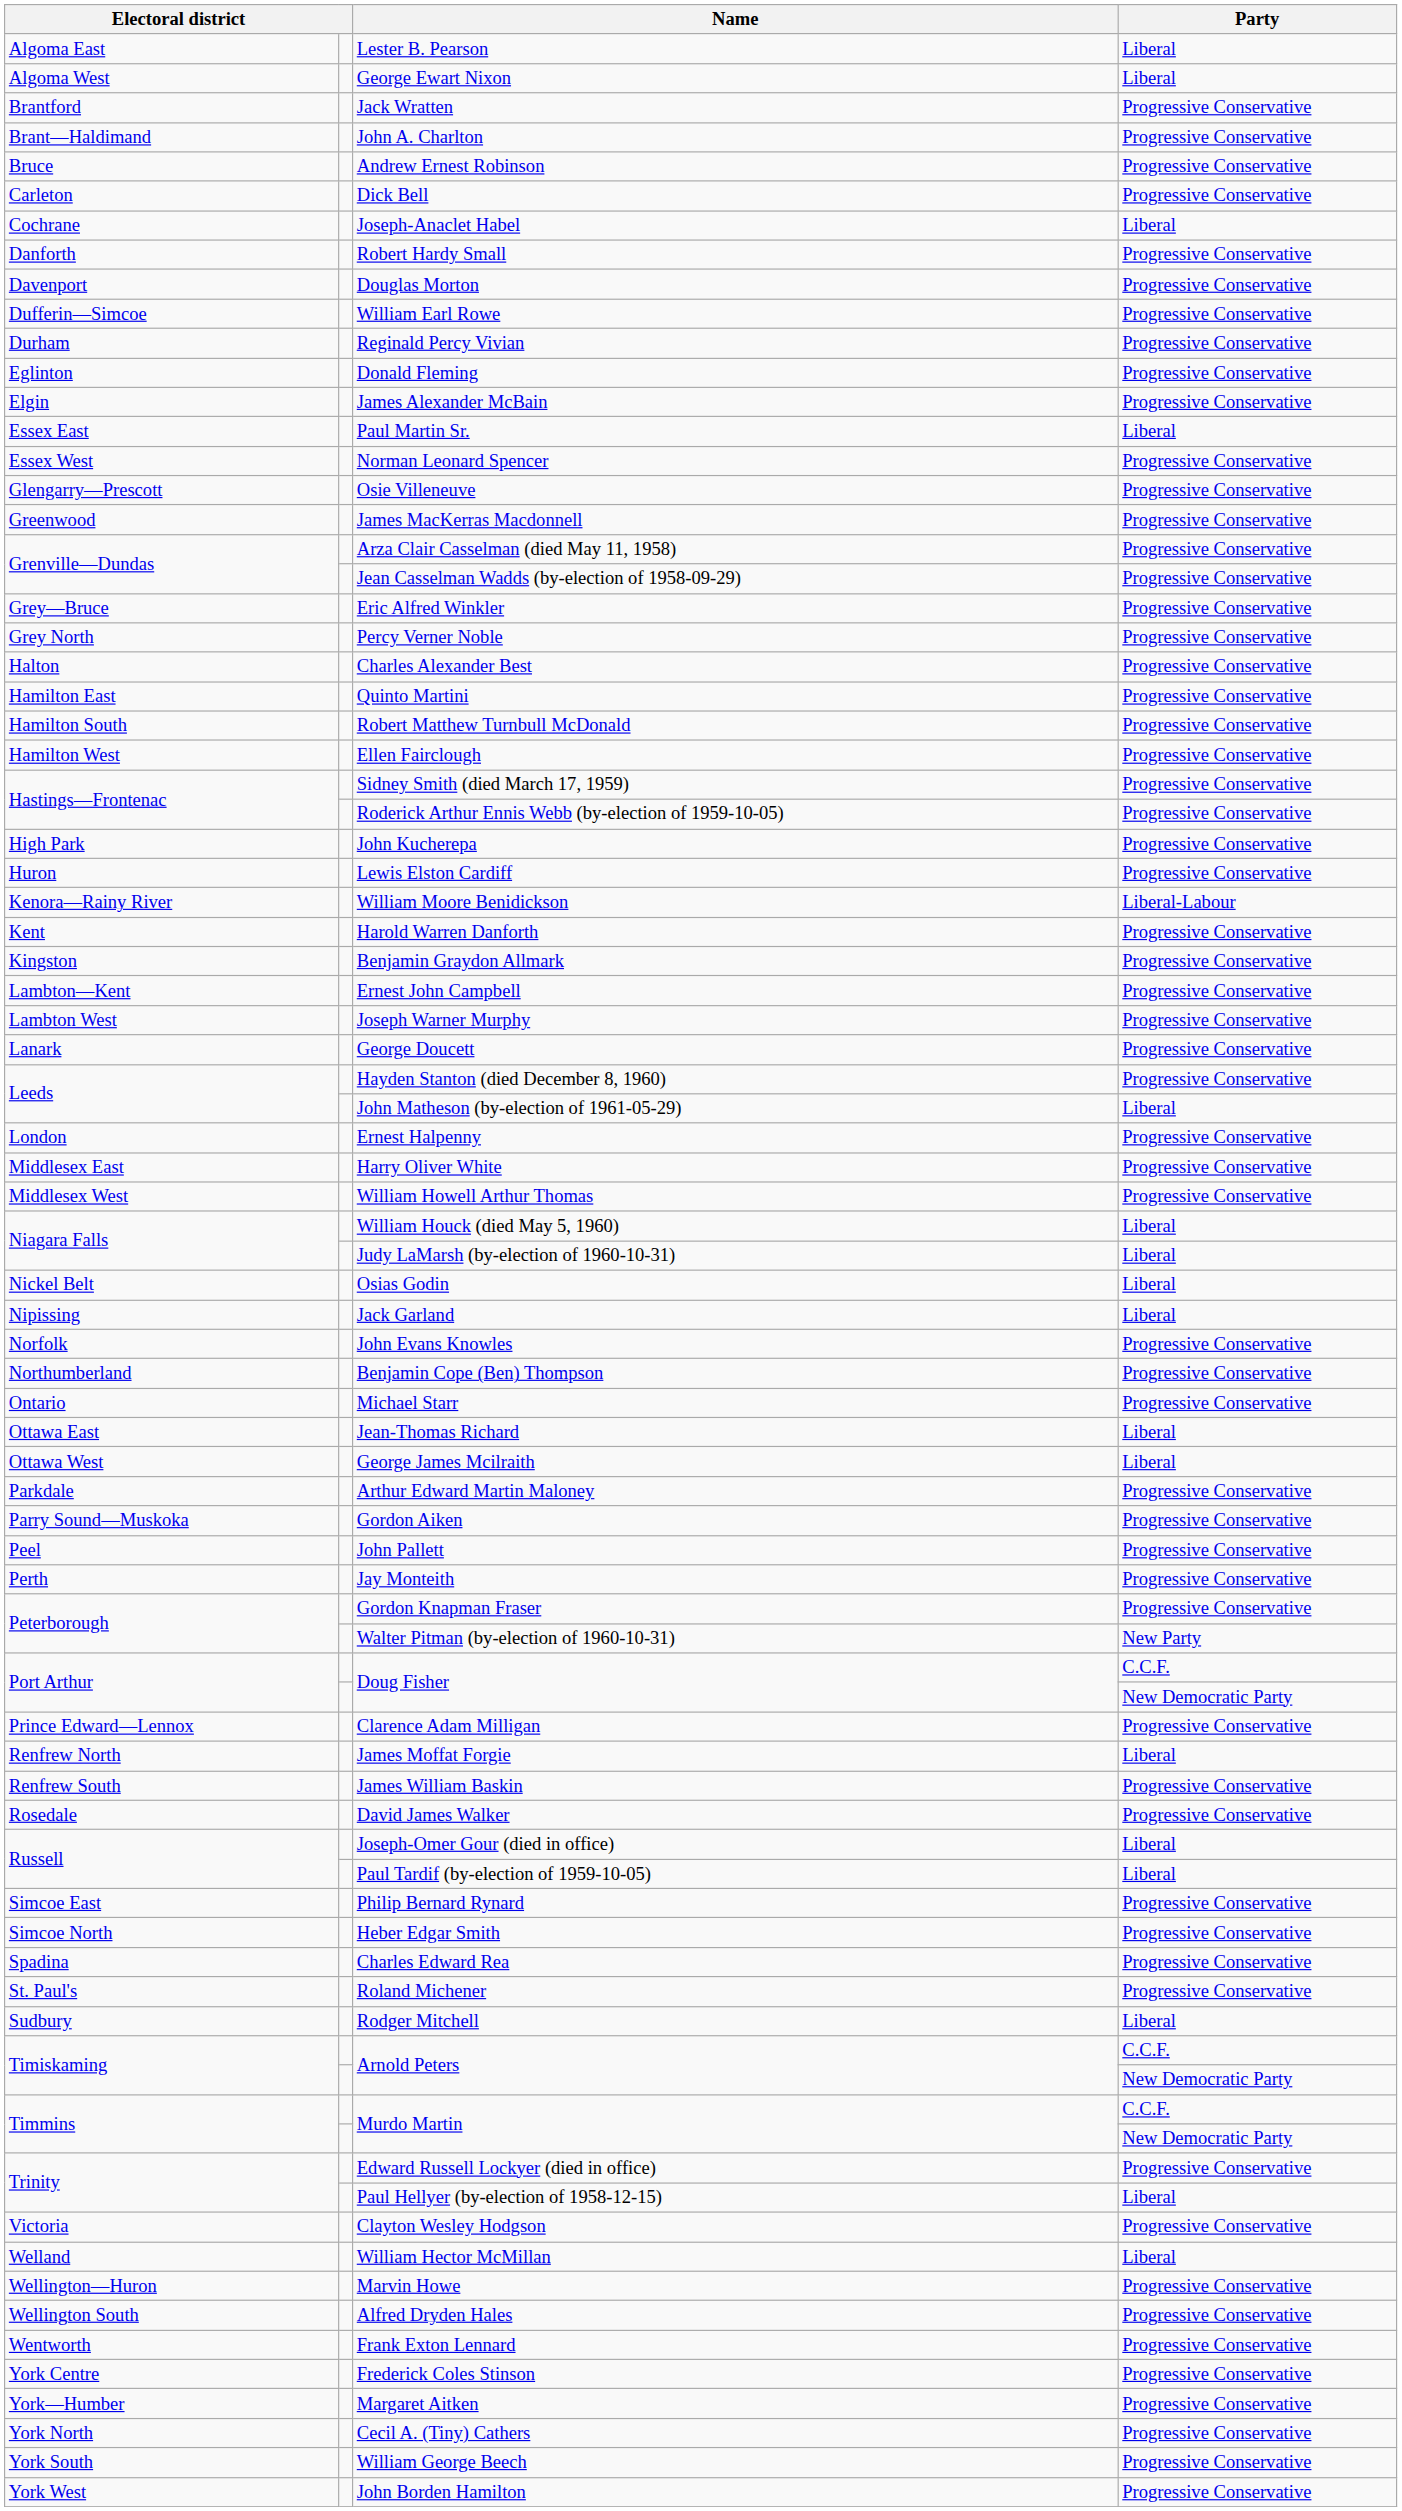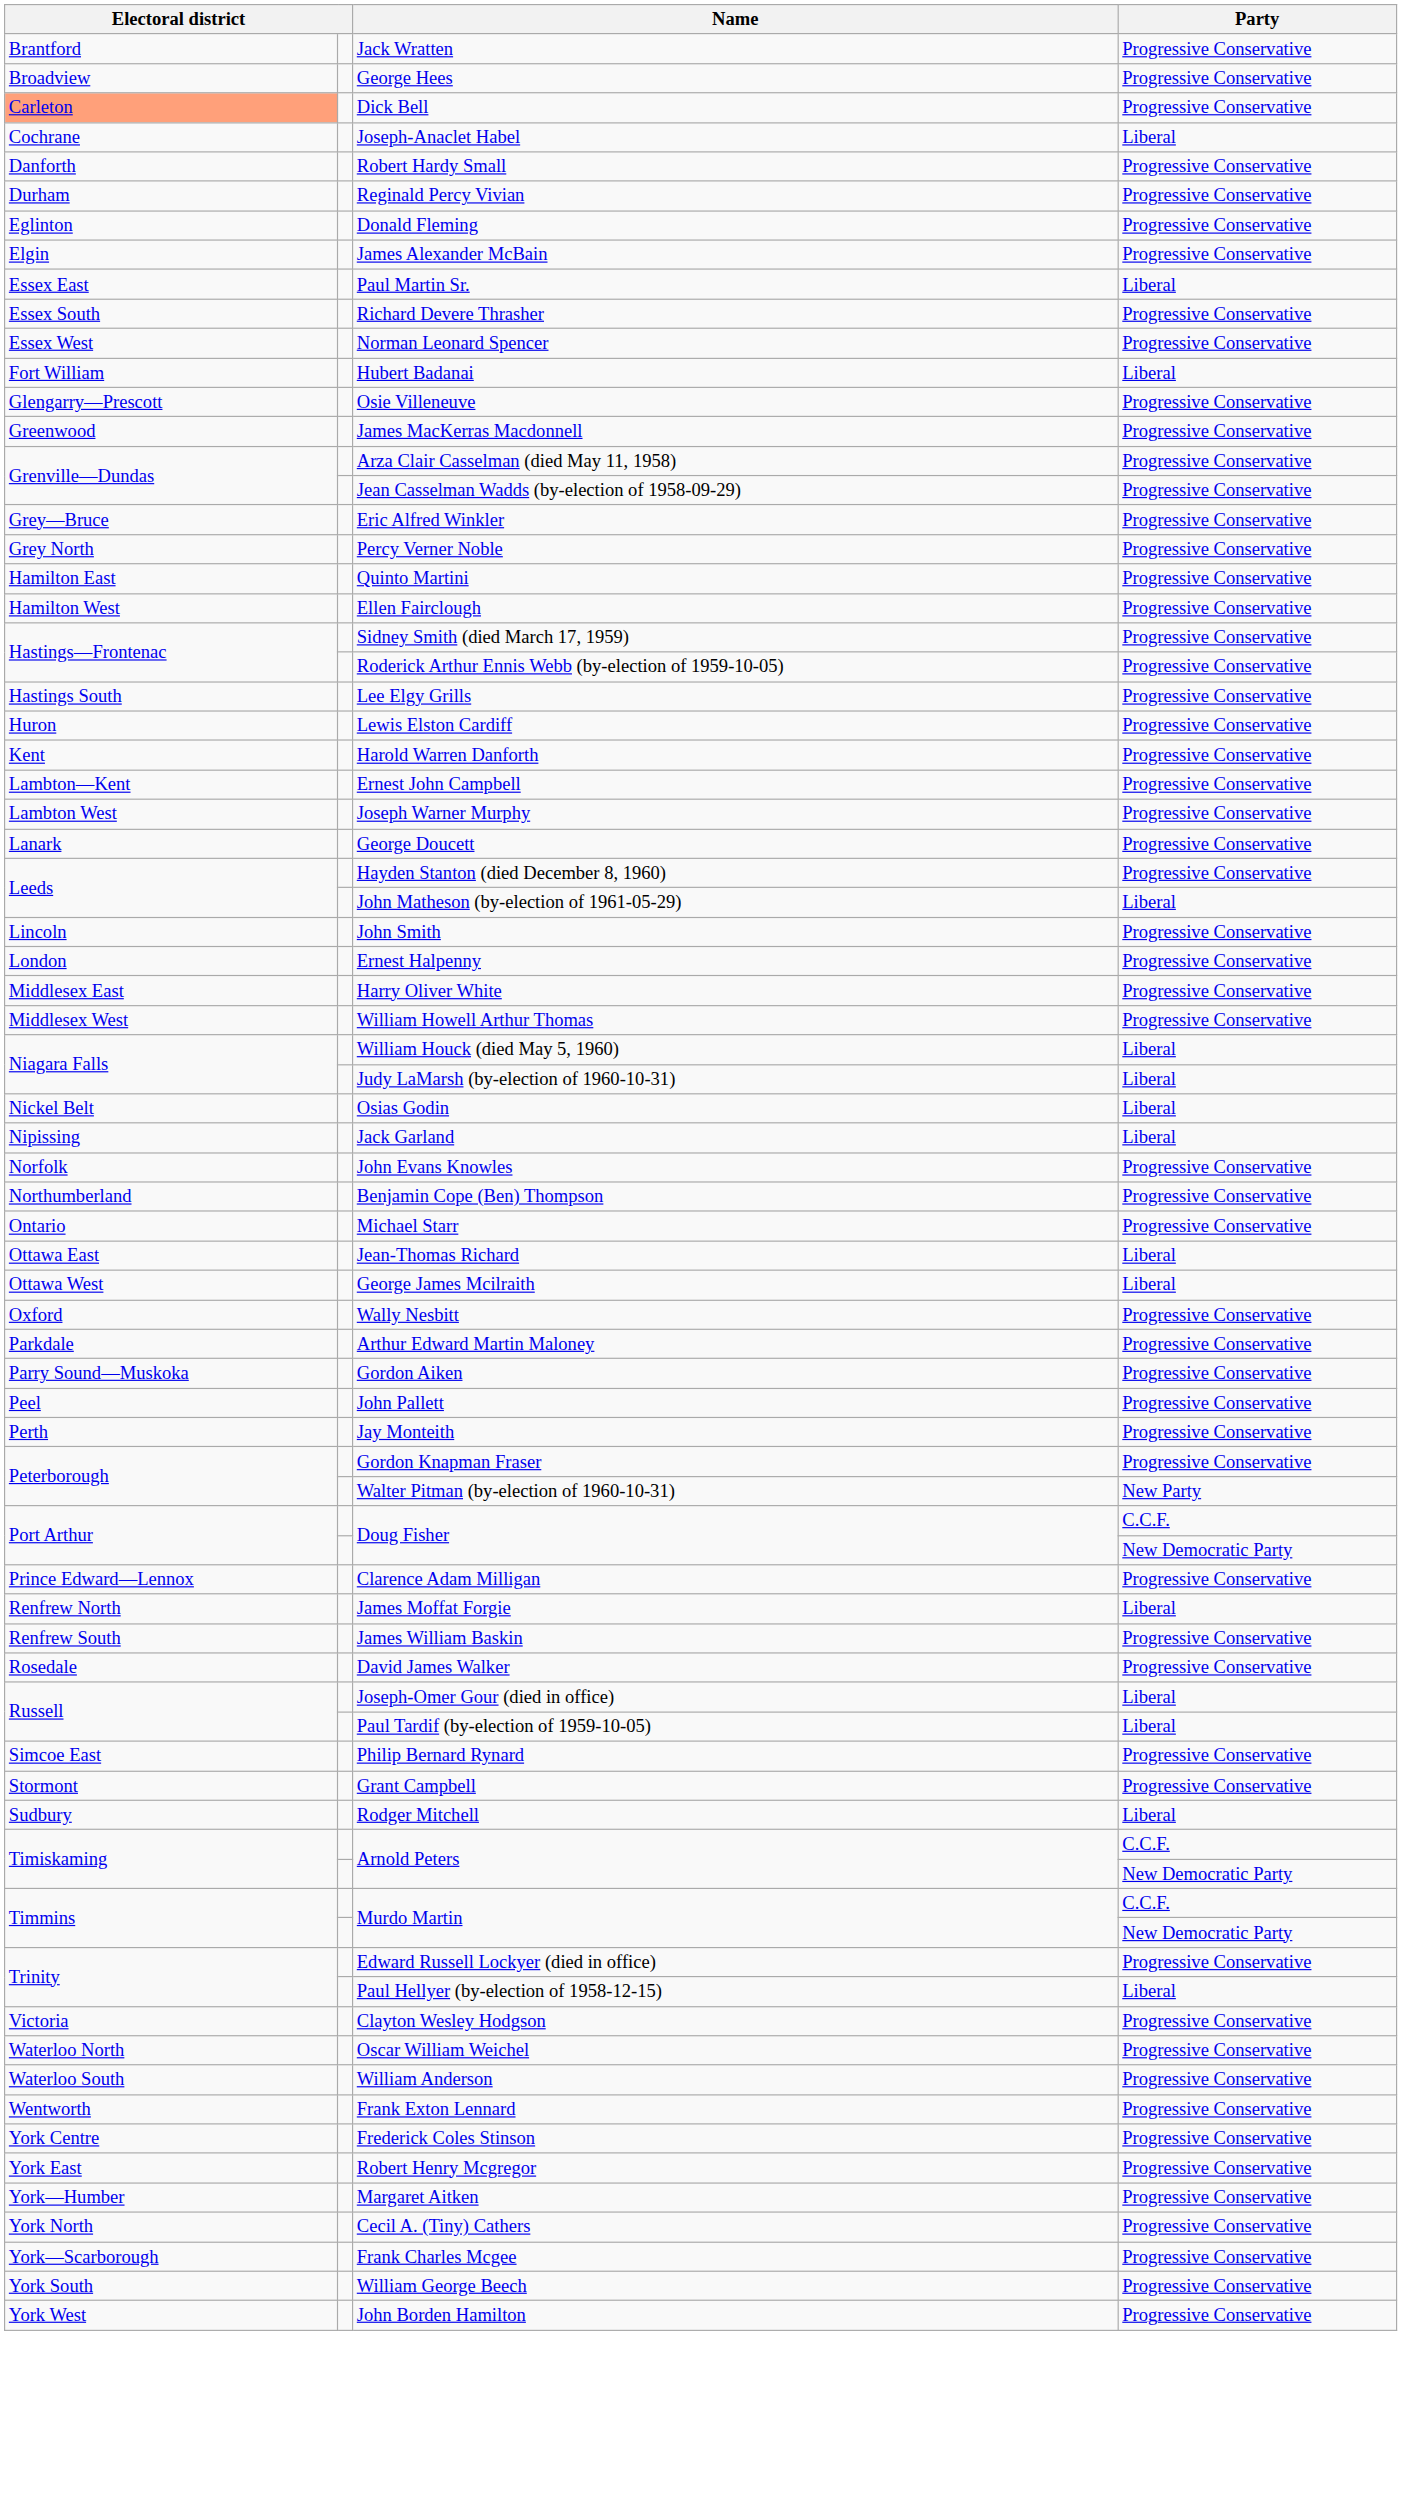- row: (422, 48)
- row: (434, 78)
- row: (420, 136)
+ row: (405, 78)
- row: (451, 166)
(41, 195) no background -> (41, 107) lightsalmon background
- row: (418, 284)
- row: (429, 313)
+ row: (450, 313)
+ row: (415, 372)
- row: (444, 666)
- row: (494, 725)
+ row: (414, 696)
- row: (417, 843)
- row: (463, 902)
- row: (460, 961)
+ row: (399, 931)
+ row: (408, 1314)
- row: (428, 1932)
- row: (433, 1961)
+ row: (416, 1785)
- row: (421, 1991)
+ row: (443, 2050)
+ row: (425, 2079)
- row: (454, 2256)
- row: (409, 2285)
- row: (435, 2315)
+ row: (446, 2167)
+ row: (437, 2256)
